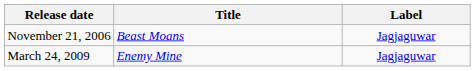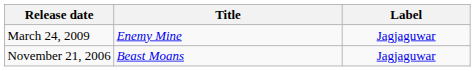rows swapped: (59, 35) <-> (49, 55)
